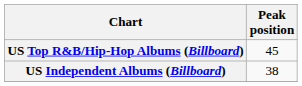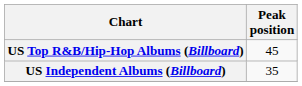(272, 71) 38 -> (272, 71) 35
